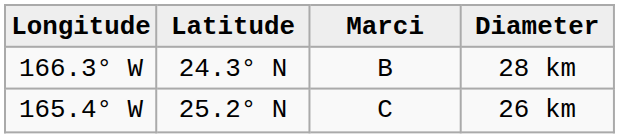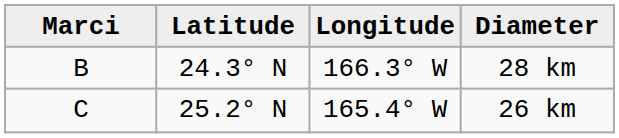columns swapped: (385, 26) <-> (81, 26)
